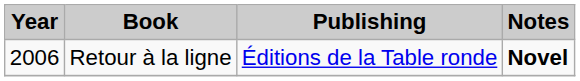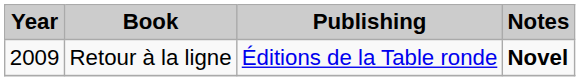(35, 57) 2006 -> (35, 57) 2009
